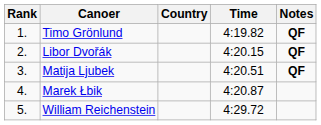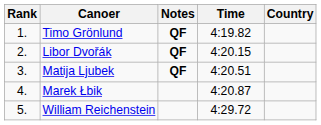columns swapped: (184, 14) <-> (296, 14)
